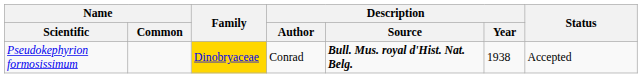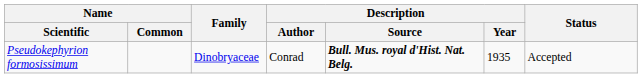(227, 57) gold background -> (227, 57) no background
(499, 57) 1938 -> (499, 57) 1935
